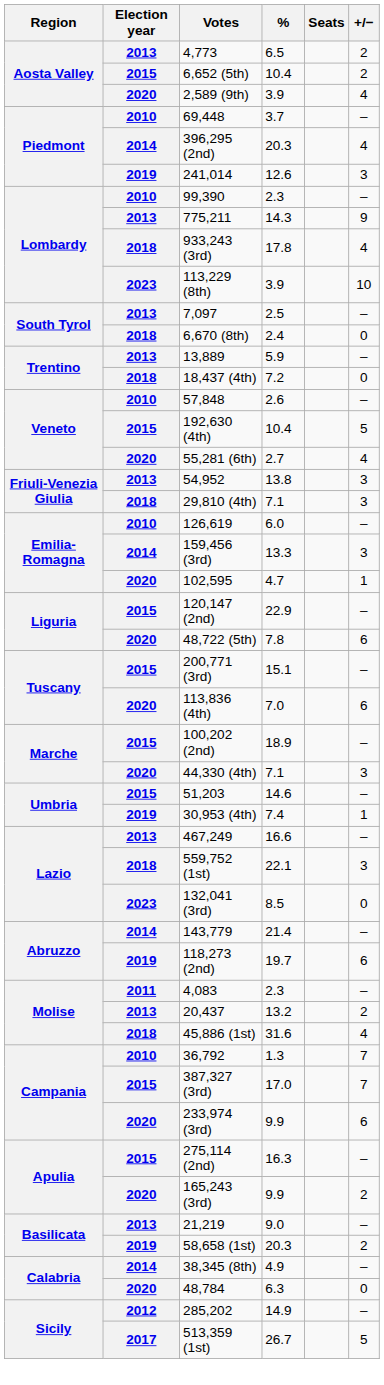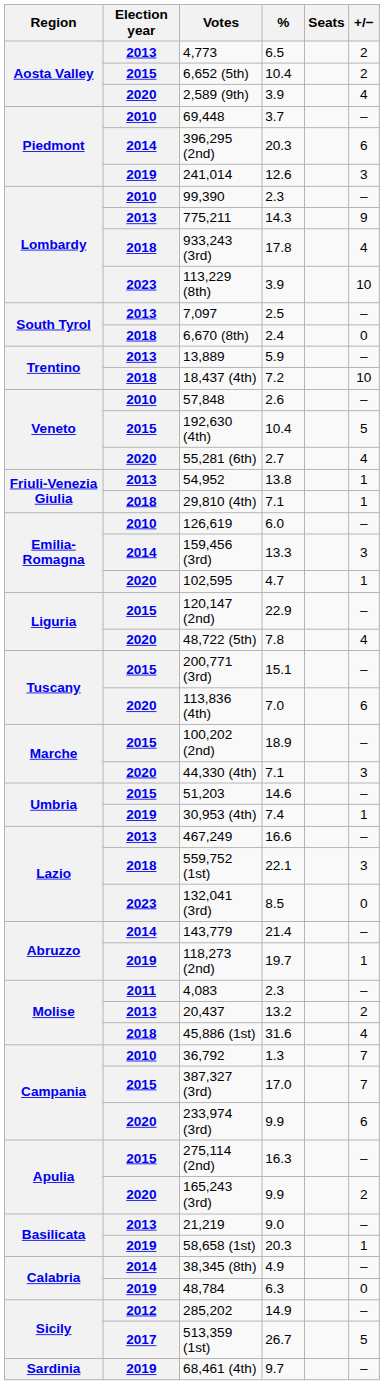(364, 146) 4 -> (364, 146) 6
(364, 378) 0 -> (364, 378) 10
(364, 480) 3 -> (364, 480) 1
(364, 501) 3 -> (364, 501) 1
(364, 640) 6 -> (364, 640) 4
(364, 961) 6 -> (364, 961) 1
(364, 1245) 2 -> (364, 1245) 1
(141, 1289) 2020 -> (141, 1289) 2019
+ row: (220, 1369)
